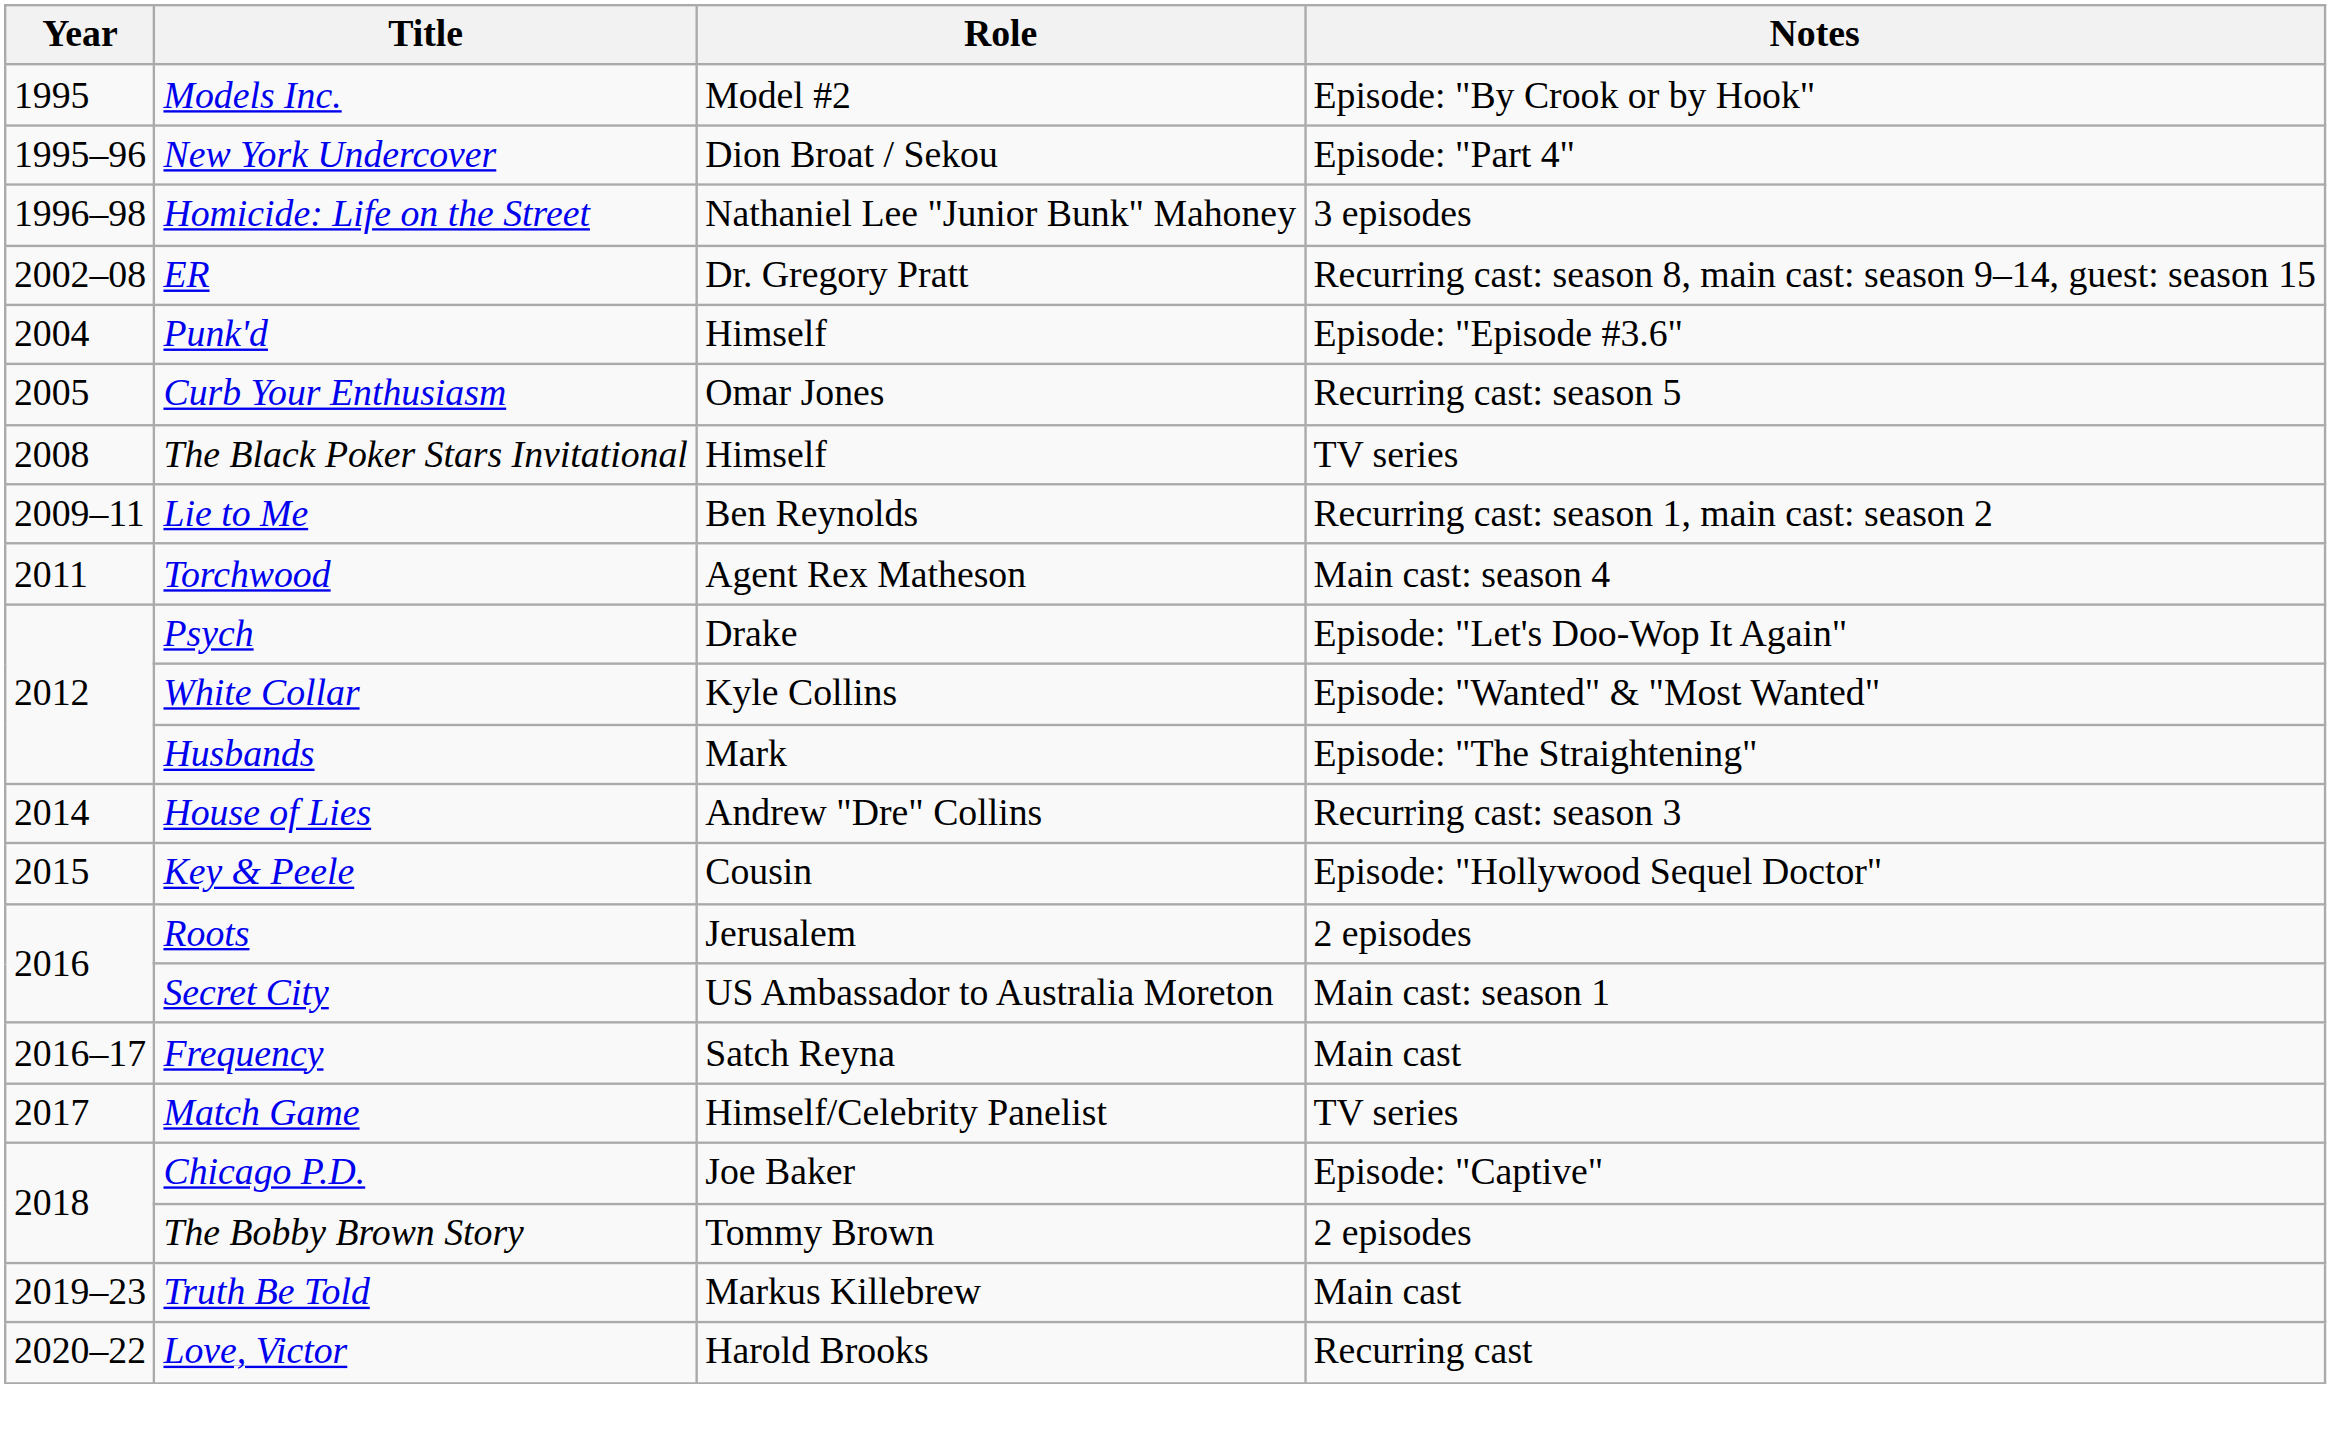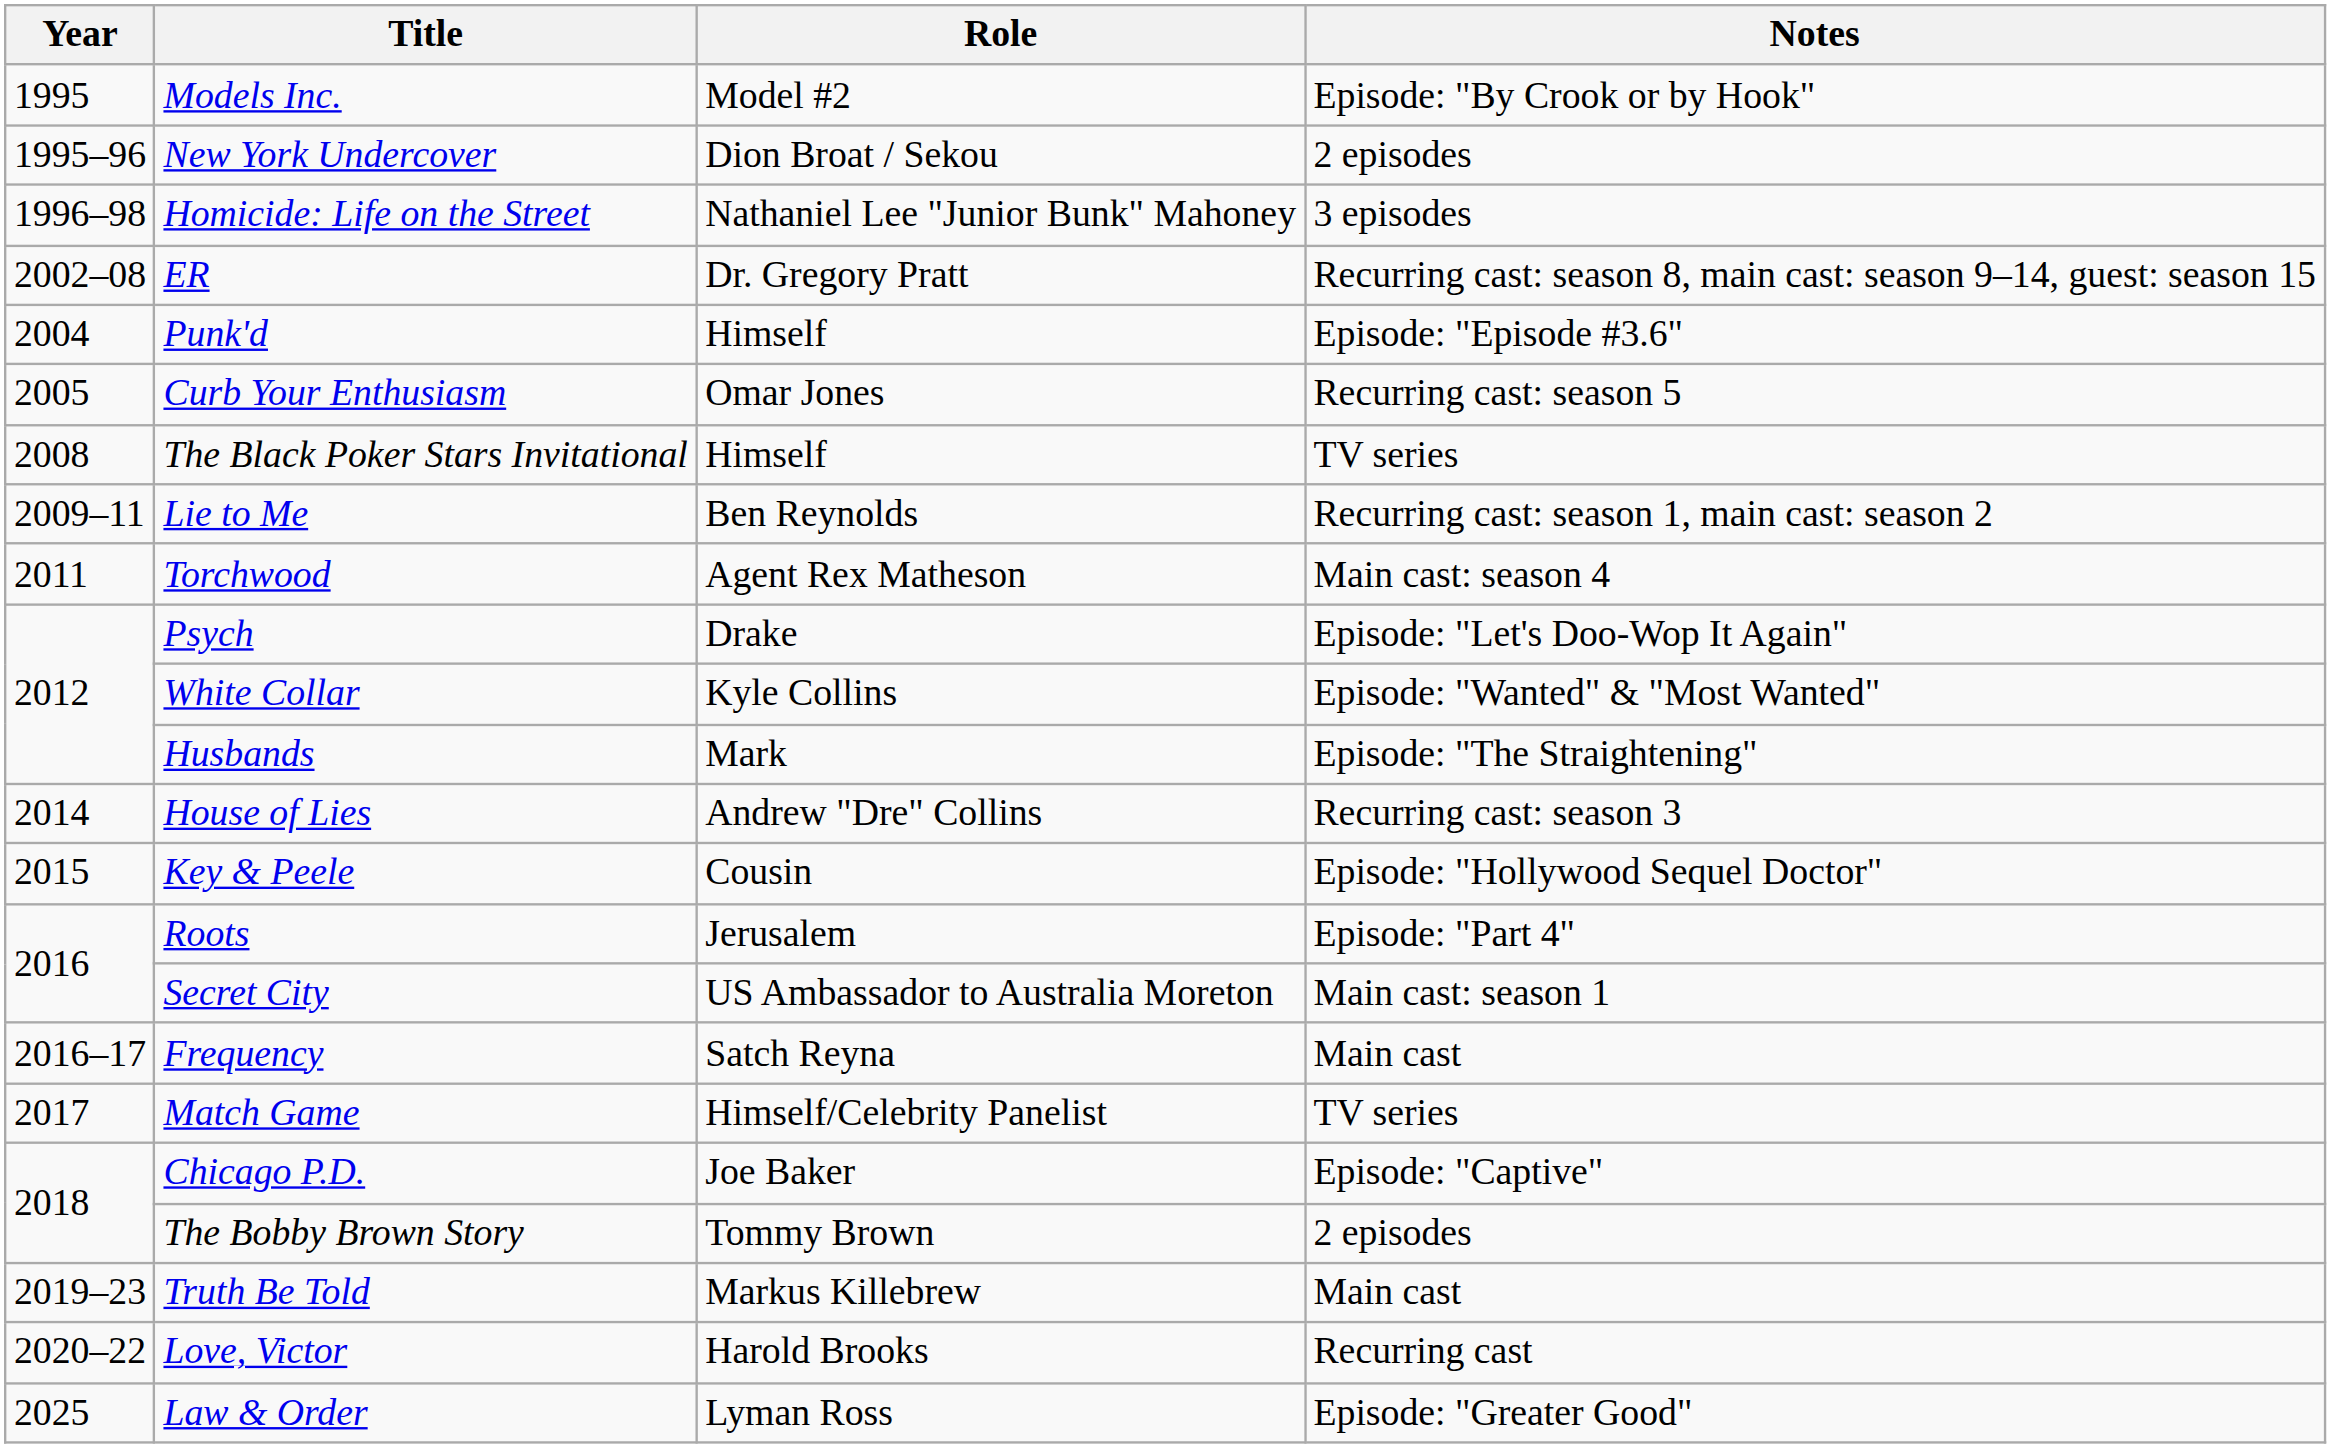(1444, 154) Episode: "Part 4" -> (1393, 154) 2 episodes
(1393, 932) 2 episodes -> (1444, 932) Episode: "Part 4"
+ row: (266, 1411)
